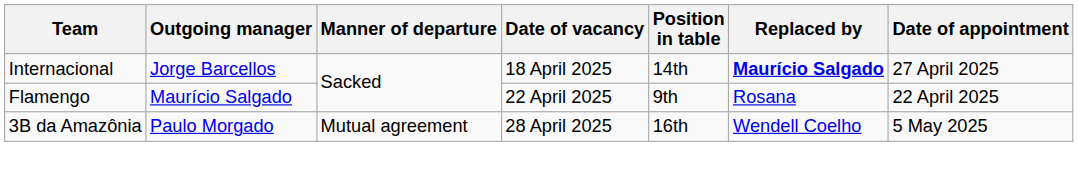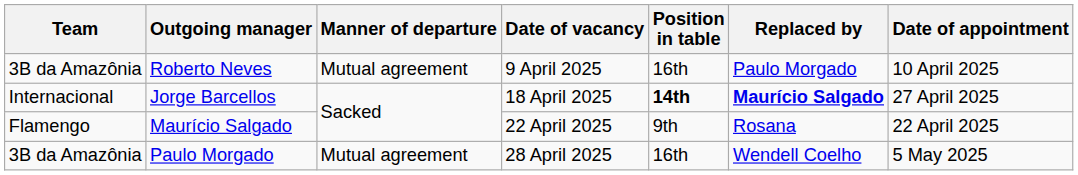+ row: (211, 68)
(670, 68) normal -> (671, 97) bold
